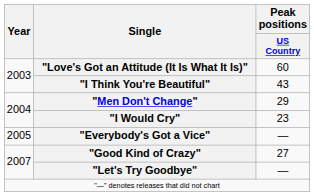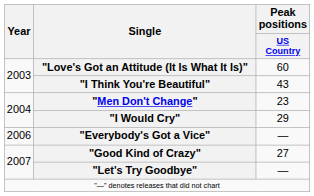(283, 101) 29 -> (283, 101) 23
(283, 119) 23 -> (283, 119) 29
(19, 136) 2005 -> (19, 136) 2006
